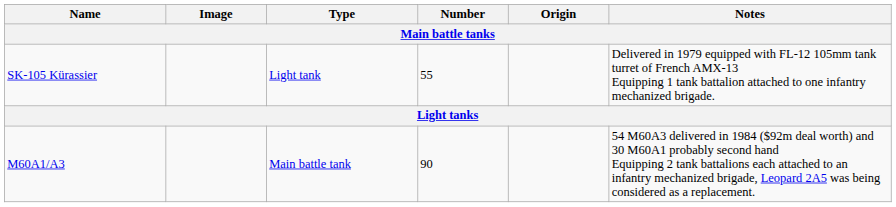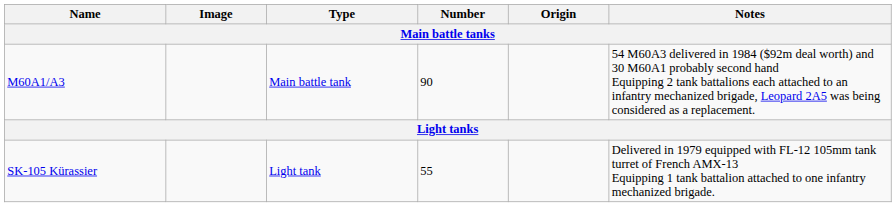rows swapped: (36, 163) <-> (52, 75)
